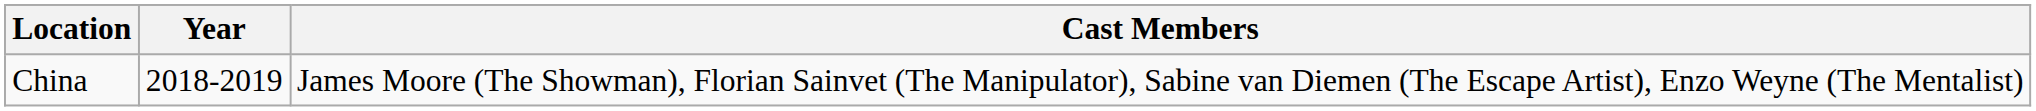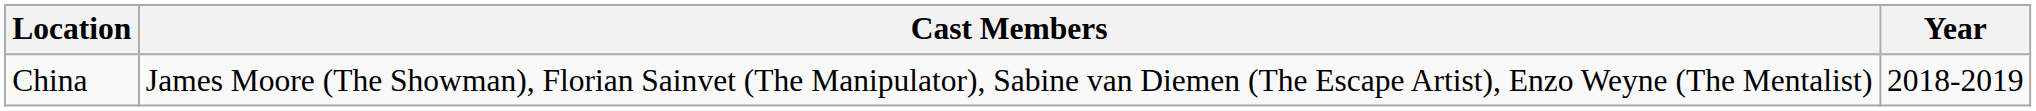columns swapped: (214, 29) <-> (1160, 29)
